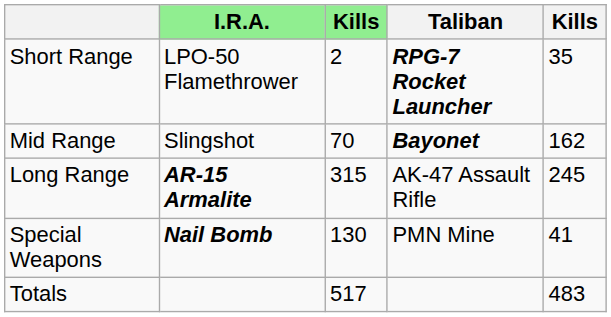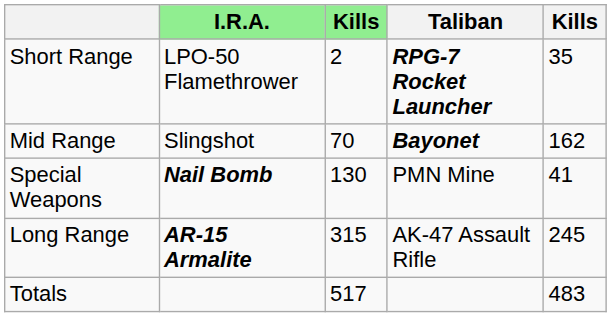rows swapped: (69, 175) <-> (56, 247)
